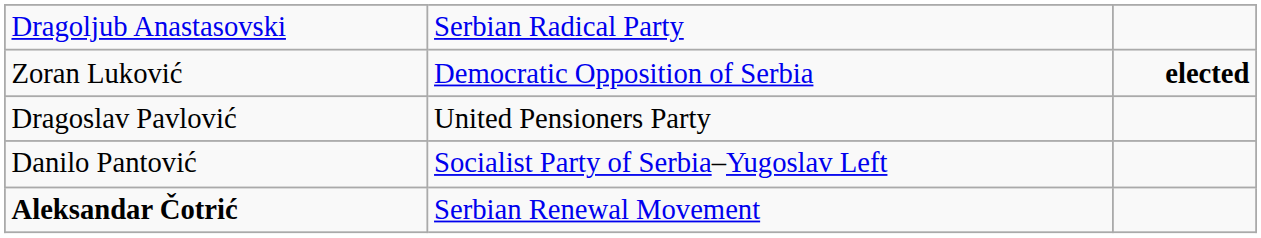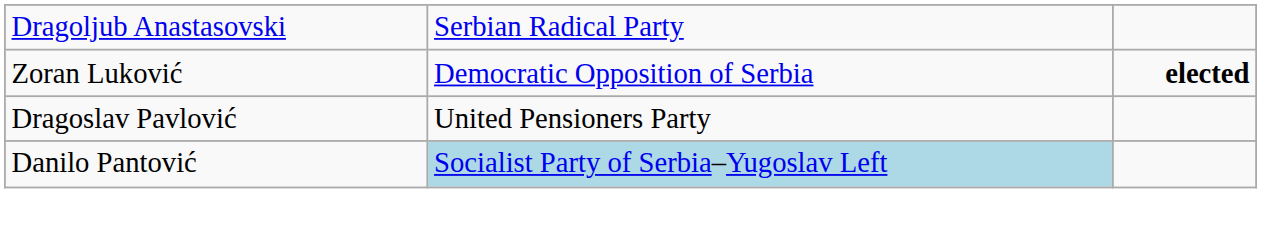(661, 163) no background -> (661, 163) lightblue background
- row: (125, 208)
